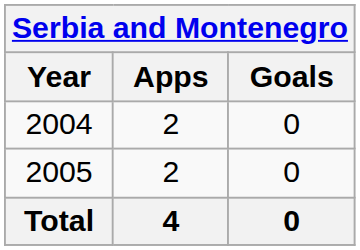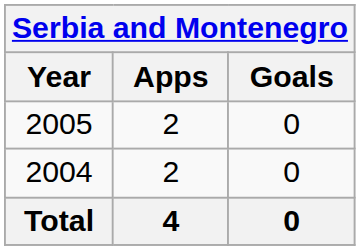rows swapped: (59, 124) <-> (59, 172)
